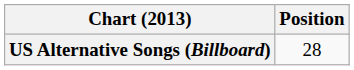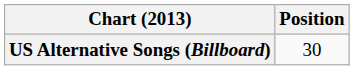(312, 49) 28 -> (312, 49) 30
